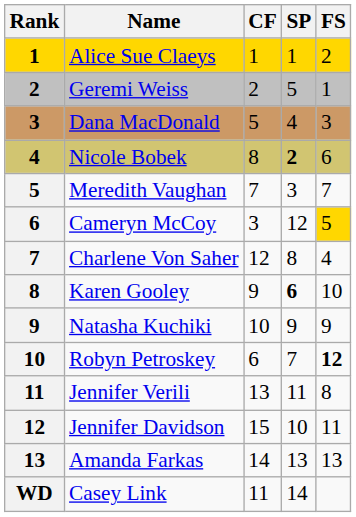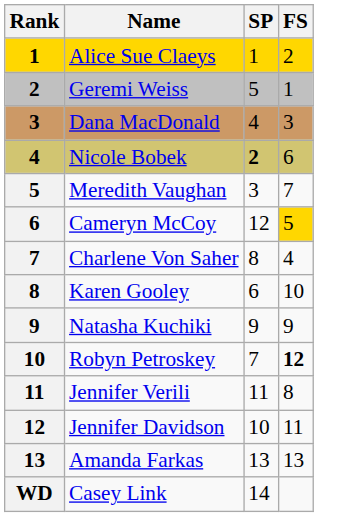- column: (262, 21)
(292, 291) bold -> (254, 291) normal
